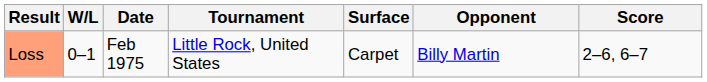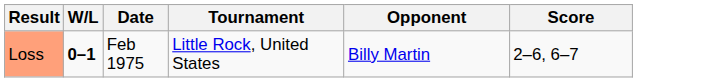- column: (379, 17)
(82, 53) normal -> (82, 53) bold
